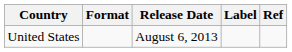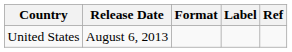columns swapped: (176, 15) <-> (107, 15)
